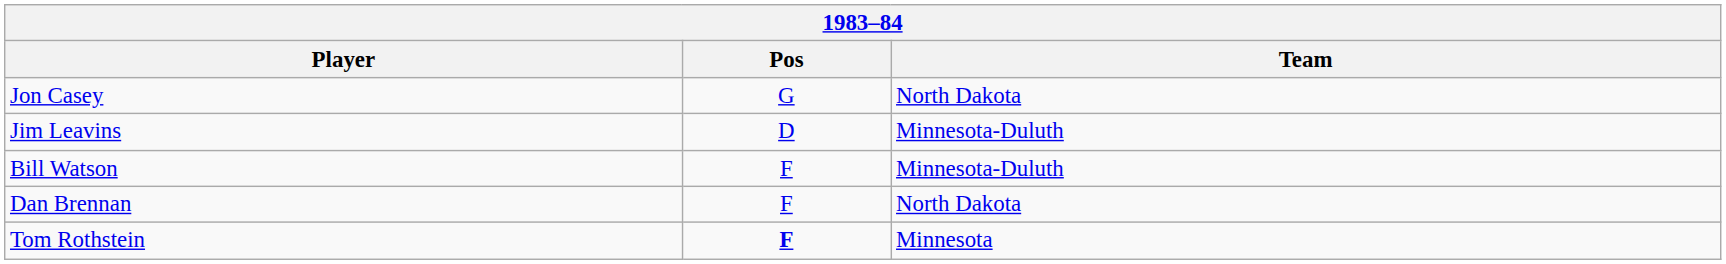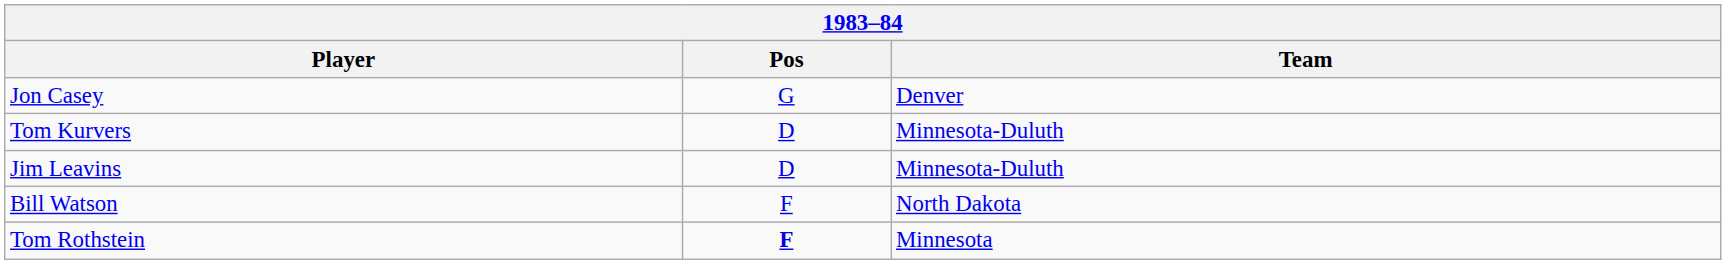(959, 95) North Dakota -> (930, 95) Denver
+ row: (71, 131)
(980, 167) Minnesota-Duluth -> (959, 204) North Dakota
- row: (71, 204)
